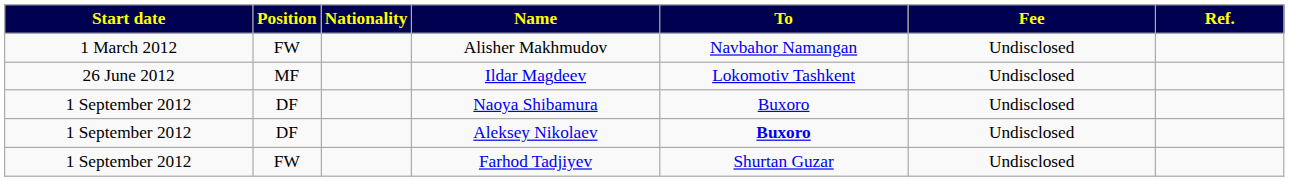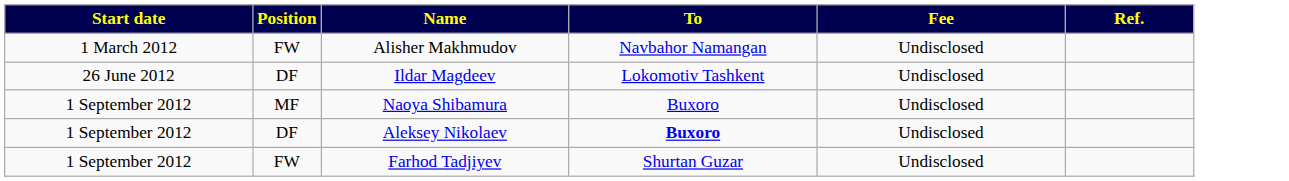- column: (366, 19)
(287, 76) MF -> (287, 76) DF
(287, 104) DF -> (287, 104) MF
